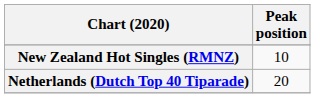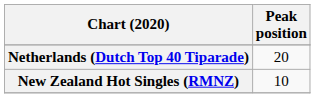rows swapped: (128, 81) <-> (128, 57)
